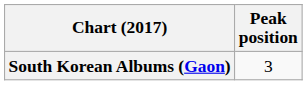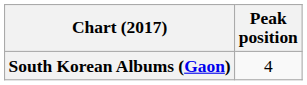(268, 65) 3 -> (268, 65) 4
